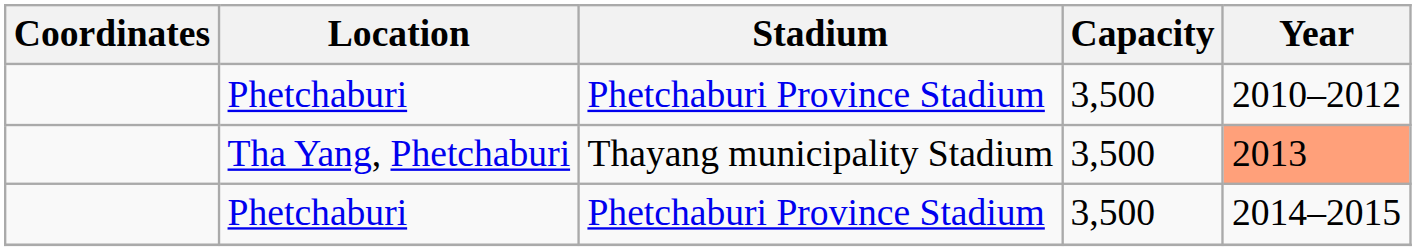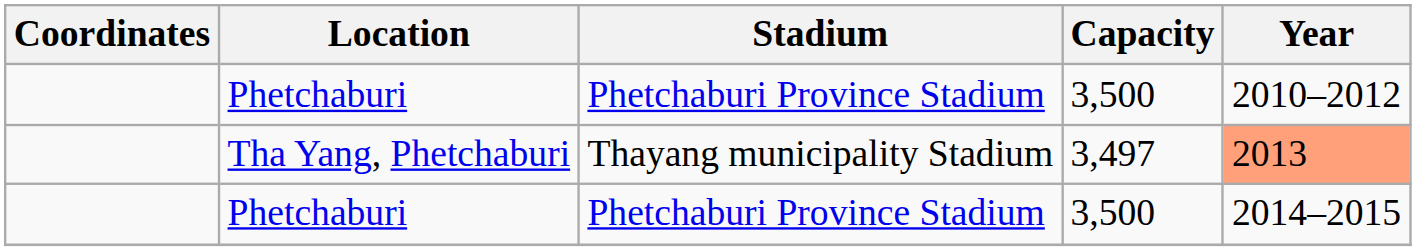(1113, 153) 3,500 -> (1113, 153) 3,497
